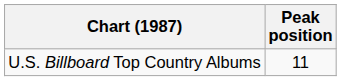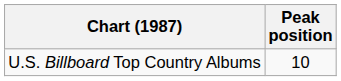(300, 62) 11 -> (300, 62) 10
